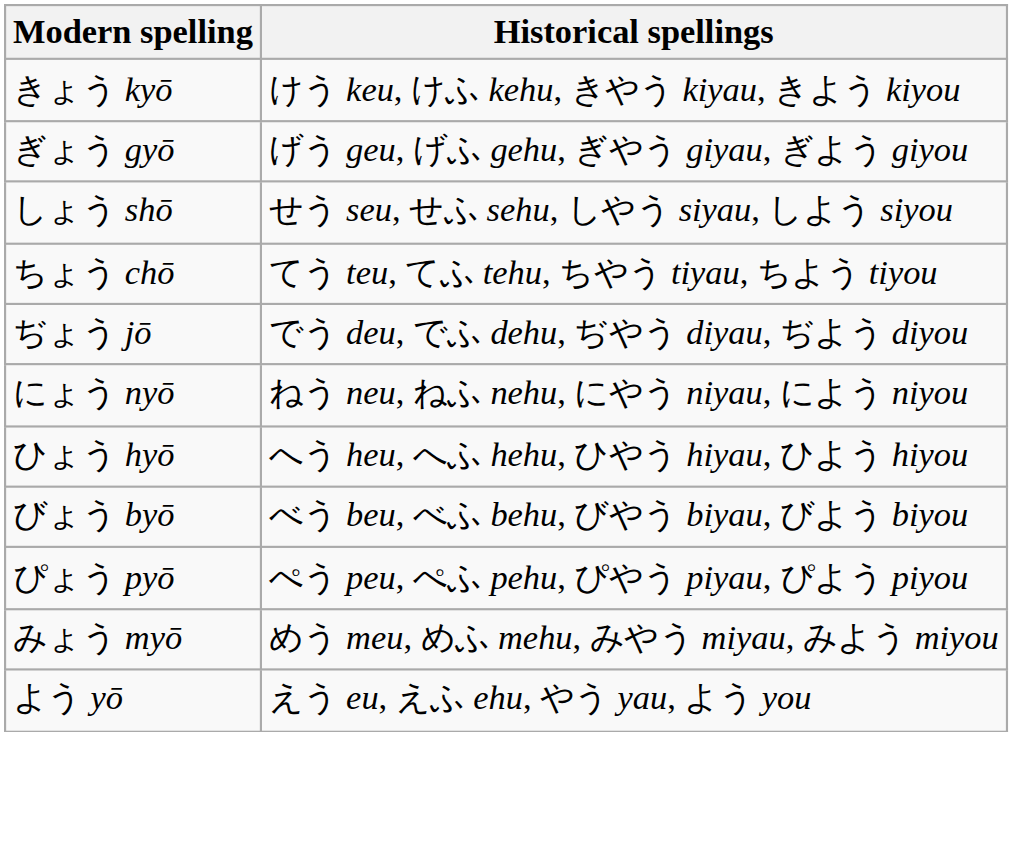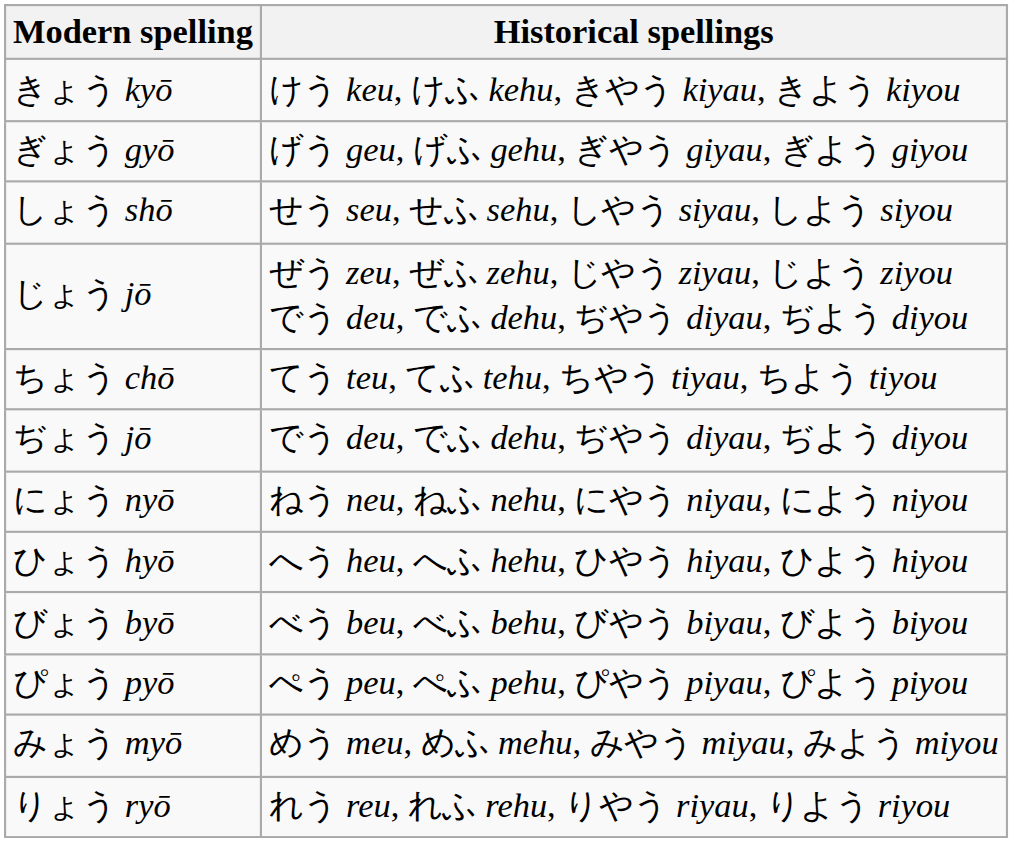+ row: (82, 294)
- row: (68, 698)
+ row: (92, 804)
